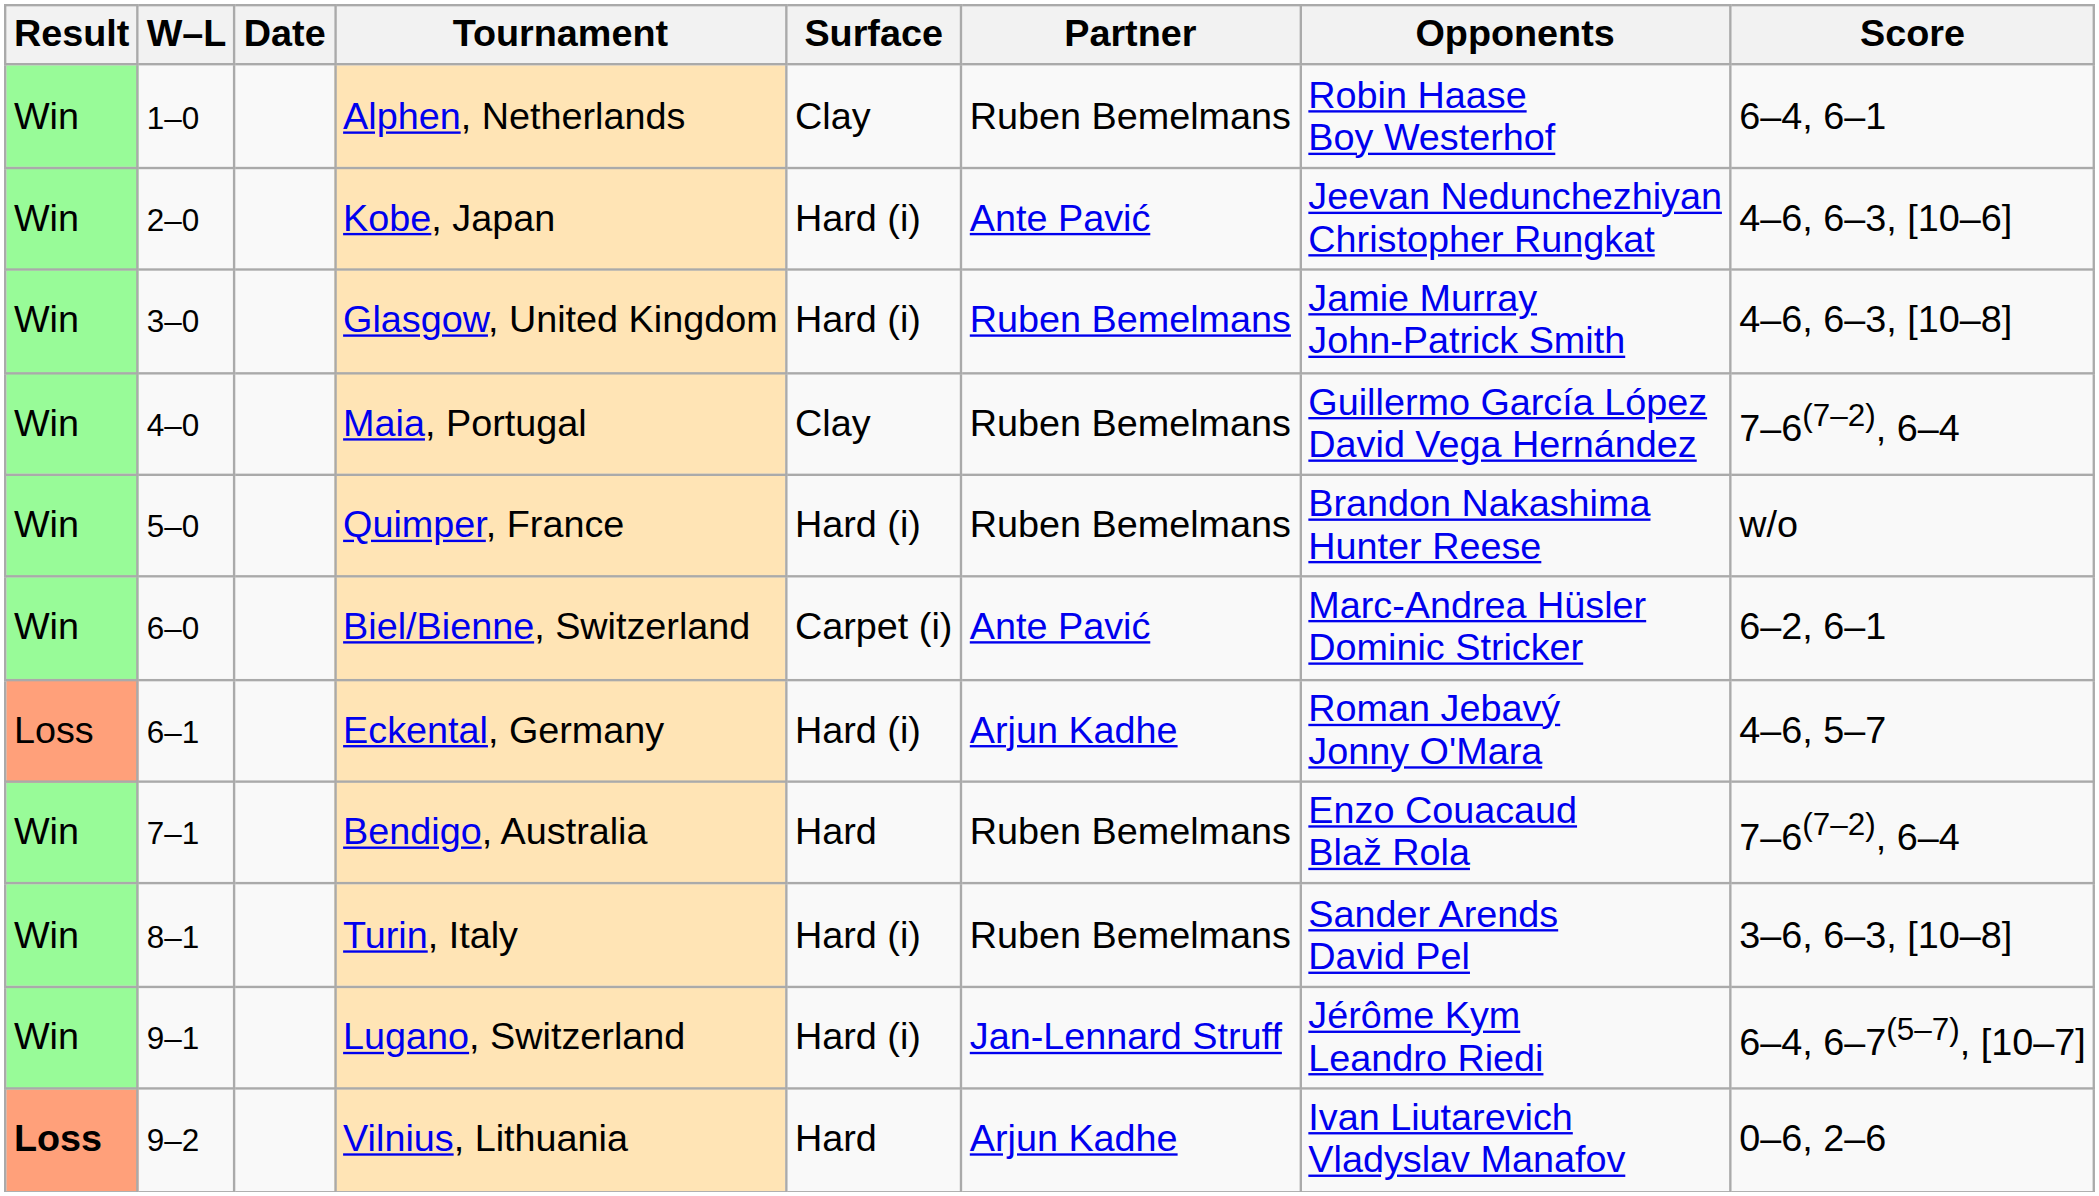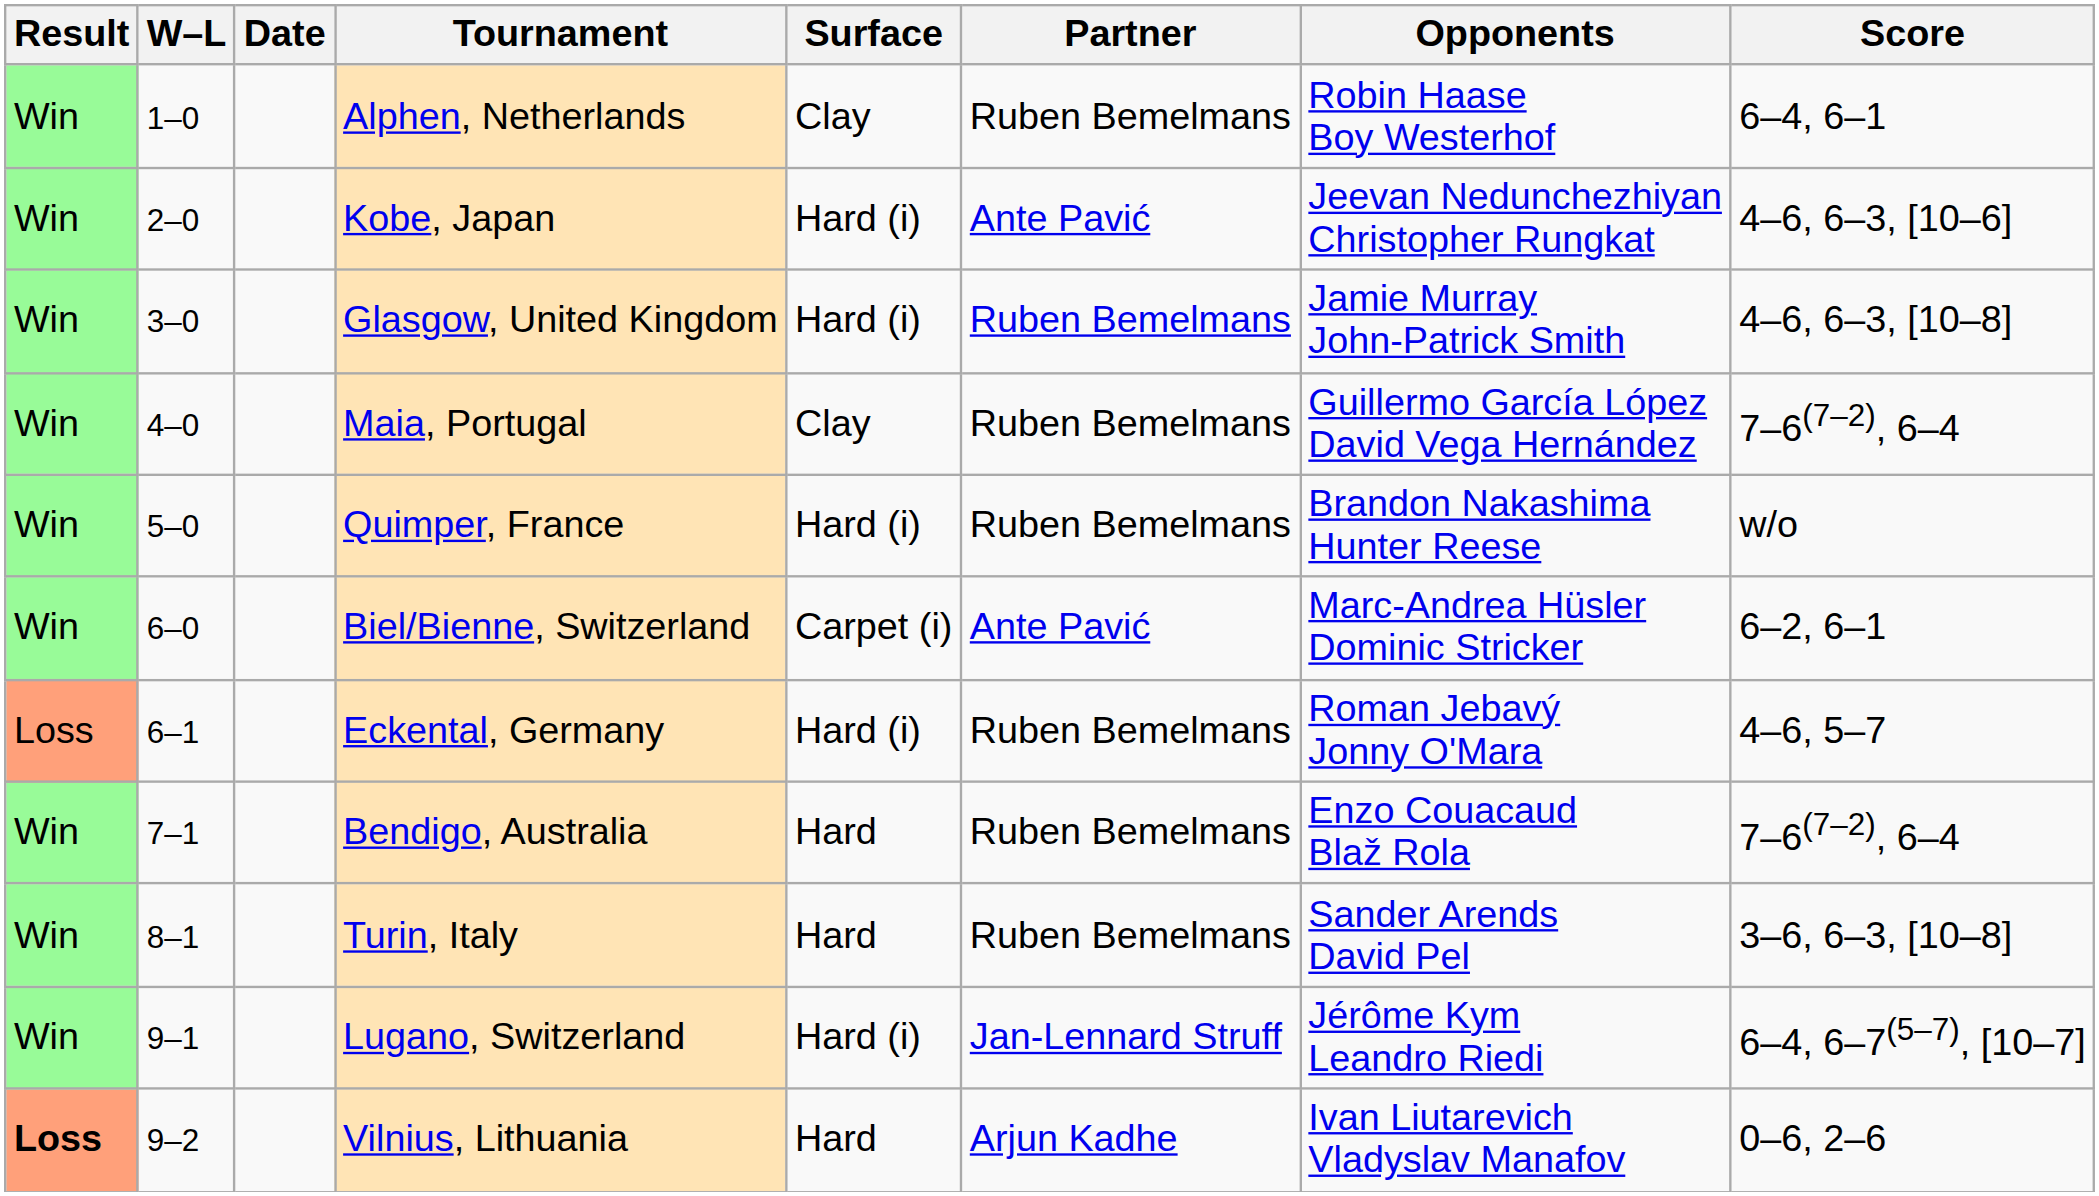(1074, 729) Arjun Kadhe -> (1130, 729) Ruben Bemelmans
(858, 934) Hard (i) -> (836, 934) Hard
